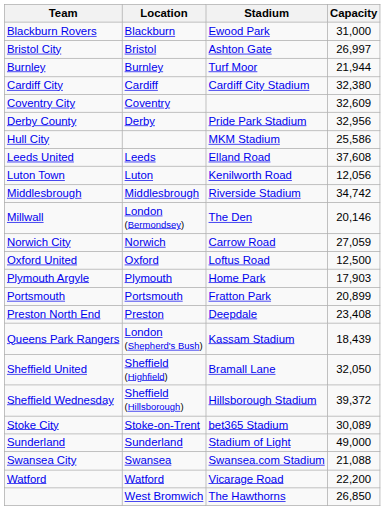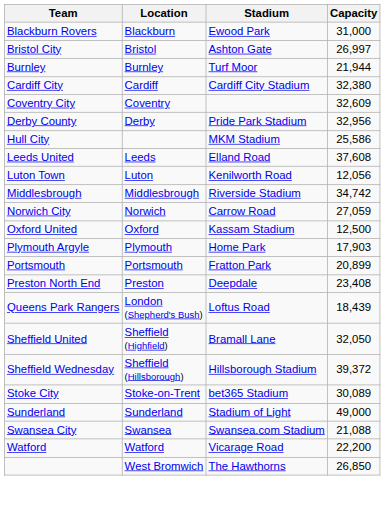- row: (25, 218)
(239, 260) Loftus Road -> (251, 229) Kassam Stadium
(251, 338) Kassam Stadium -> (239, 308) Loftus Road
